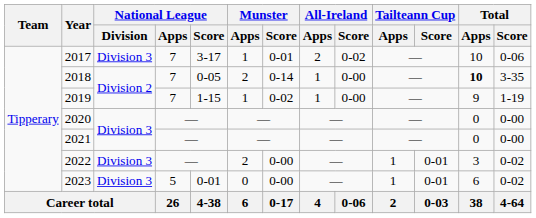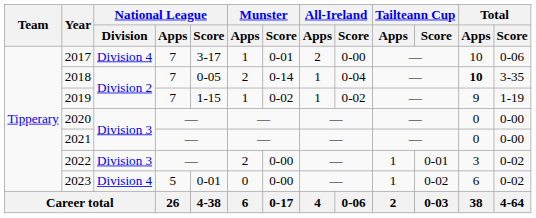(125, 56) Division 3 -> (125, 56) Division 4
(354, 56) 0-02 -> (354, 56) 0-00
(354, 77) 0-00 -> (354, 77) 0-04
(354, 98) 0-00 -> (354, 98) 0-02
(125, 181) Division 3 -> (125, 181) Division 4
(436, 181) 0-01 -> (436, 181) 0-02
